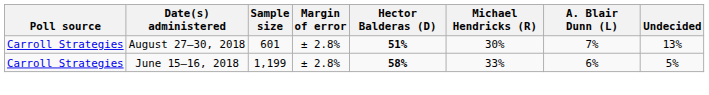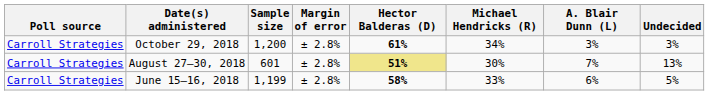+ row: (187, 44)
(398, 44) no background -> (398, 62) khaki background
